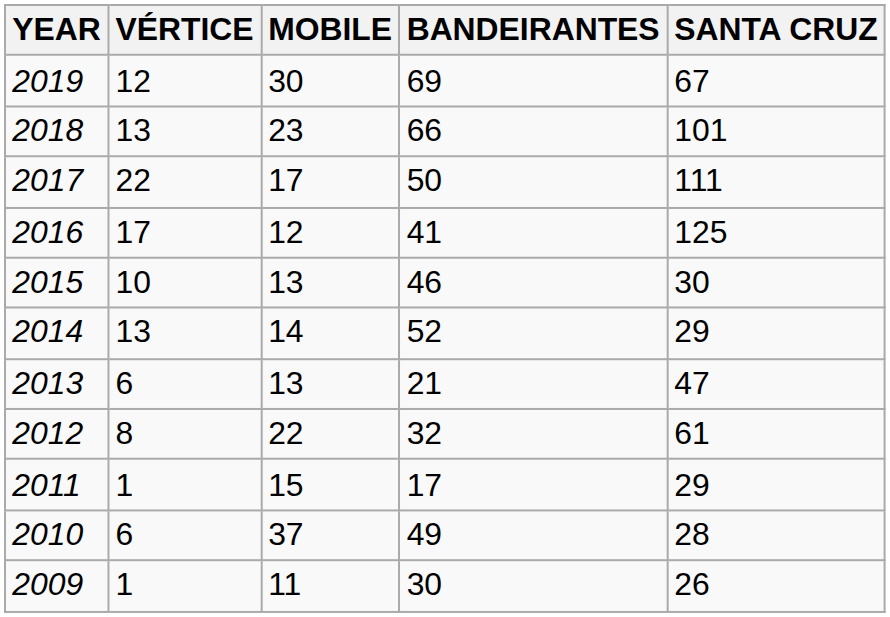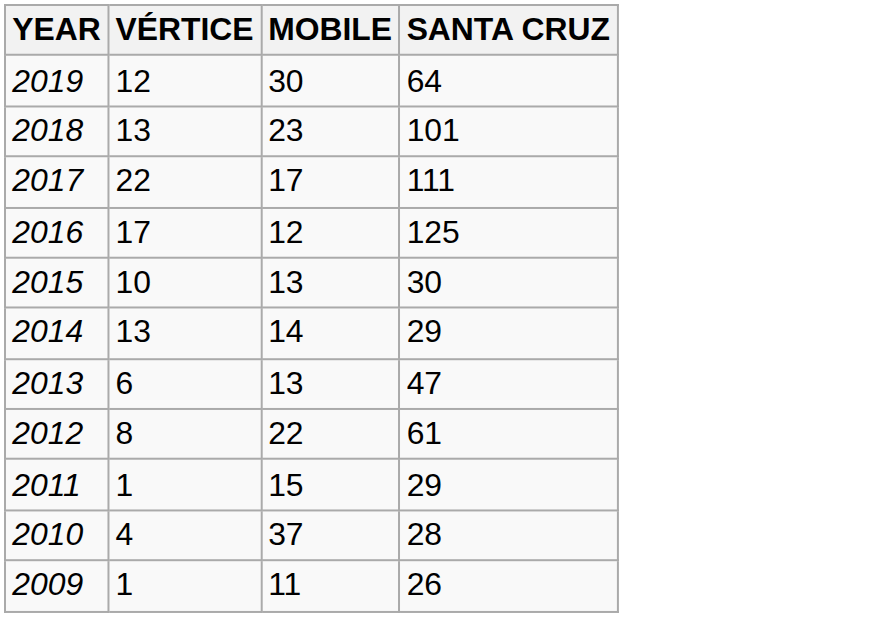- column: (533, 29)
(692, 80) 67 -> (424, 80) 64
(124, 534) 6 -> (124, 534) 4
